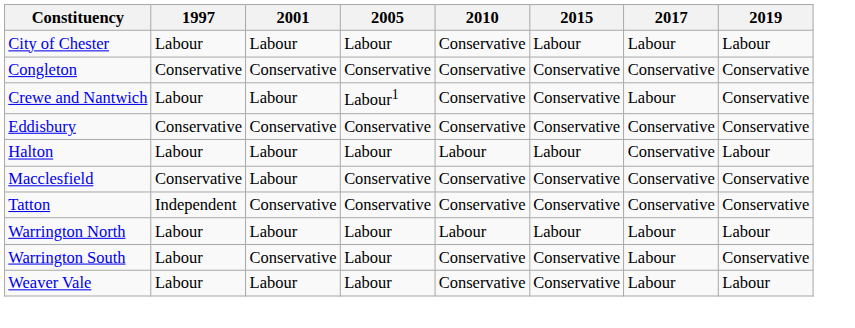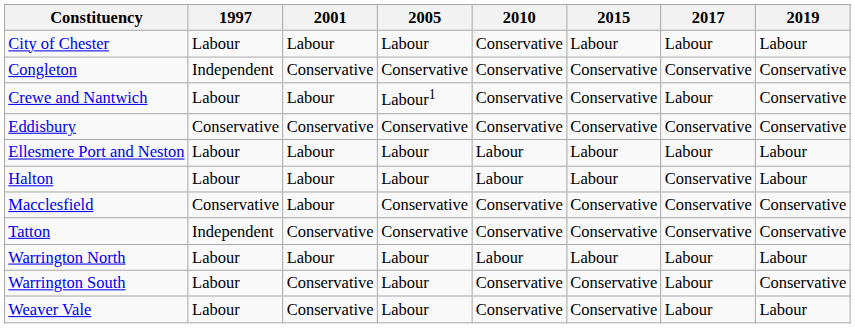(199, 69) Conservative -> (233, 69) Independent
+ row: (96, 152)
(273, 283) Labour -> (330, 309) Conservative
